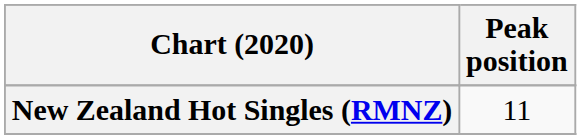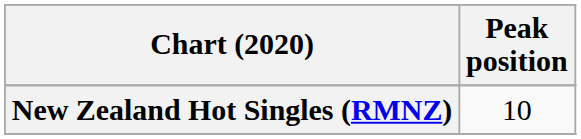(517, 109) 11 -> (517, 109) 10
